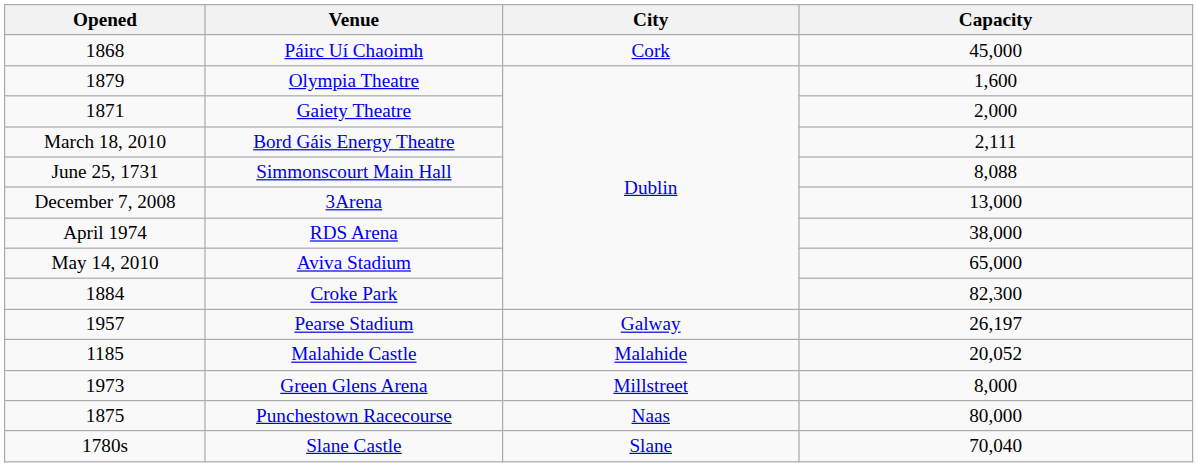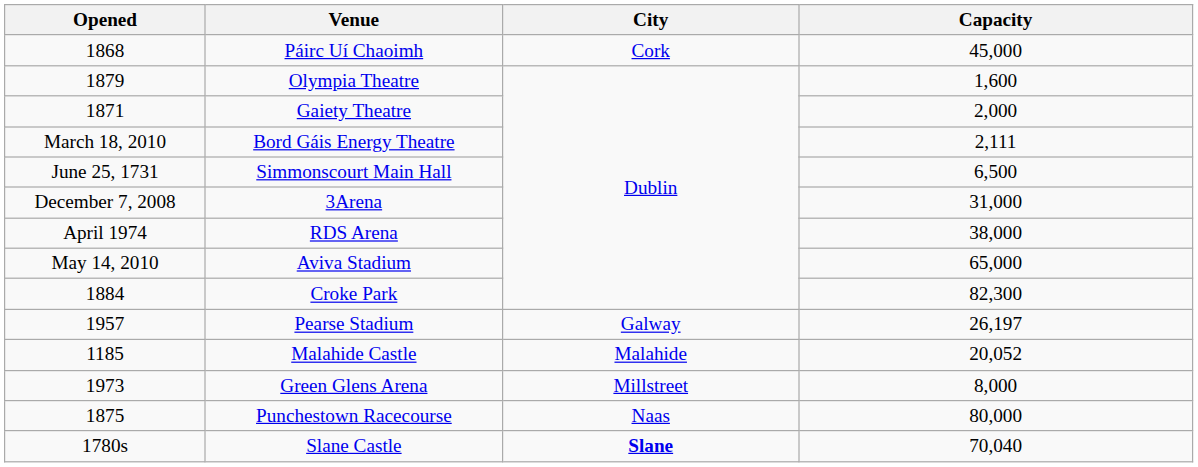(996, 171) 8,088 -> (996, 171) 6,500
(996, 202) 13,000 -> (996, 202) 31,000
(651, 446) normal -> (651, 446) bold
